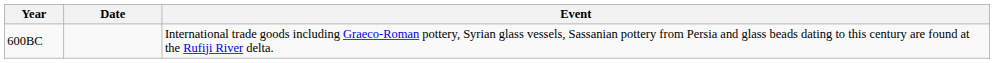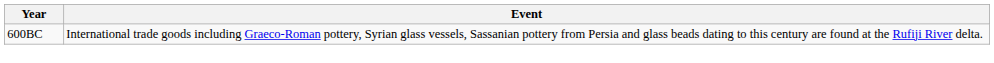- column: (113, 14)
